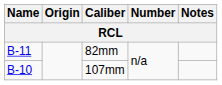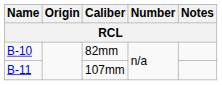(19, 51) B-11 -> (20, 51) B-10
(20, 70) B-10 -> (19, 70) B-11
